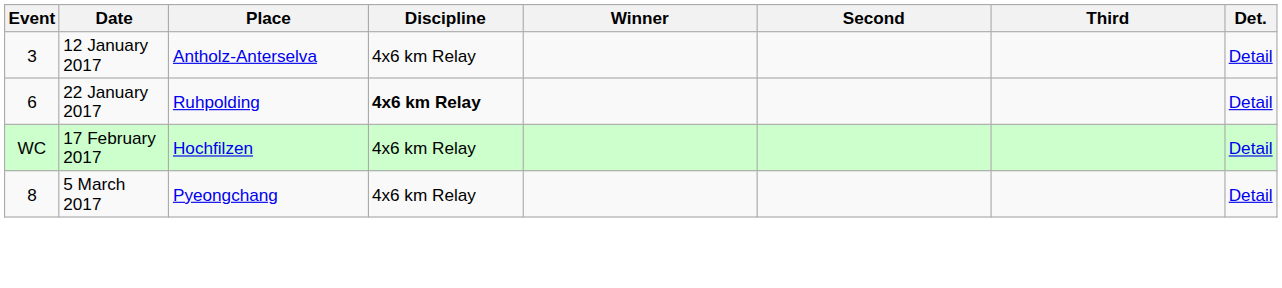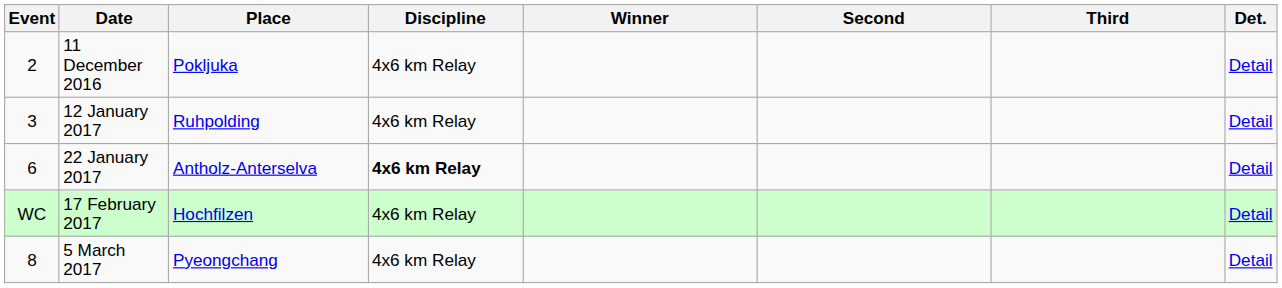+ row: (103, 65)
(245, 55) Antholz-Anterselva -> (216, 121) Ruhpolding
(216, 102) Ruhpolding -> (245, 167) Antholz-Anterselva
